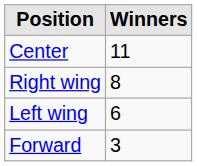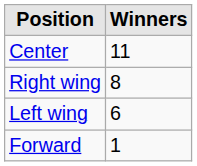(116, 144) 3 -> (116, 144) 1
